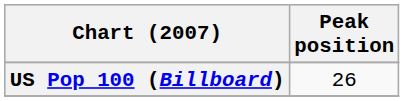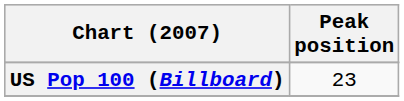(344, 80) 26 -> (344, 80) 23
